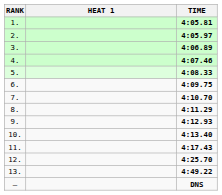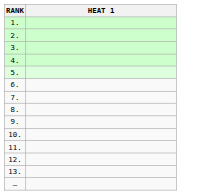- column: (197, 10)
